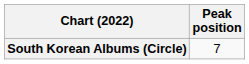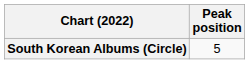(217, 48) 7 -> (217, 48) 5
